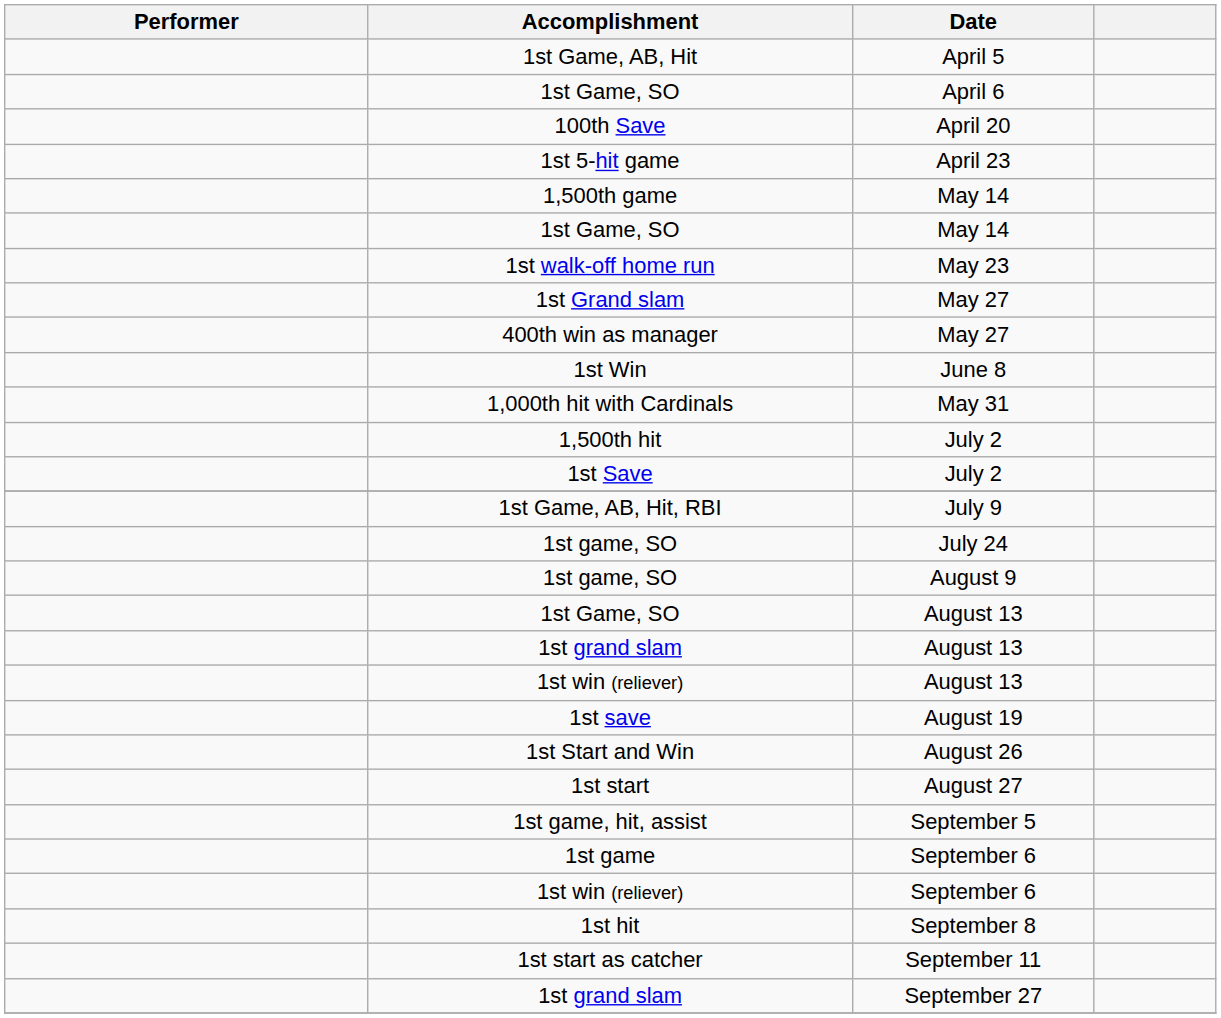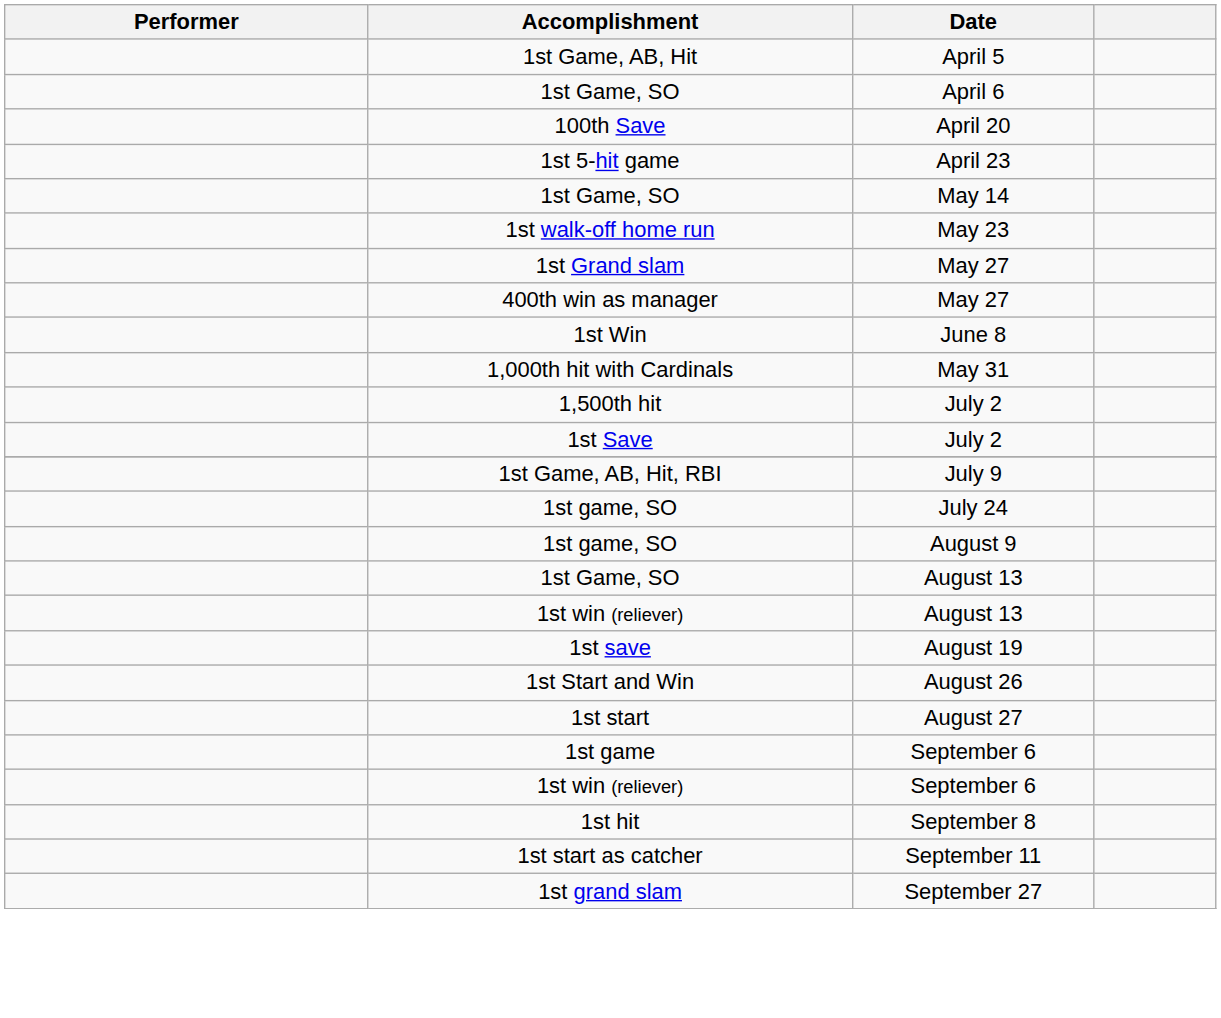- row: (610, 195)
- row: (610, 647)
- row: (610, 821)
